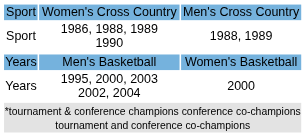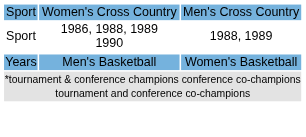- row: (109, 86)
